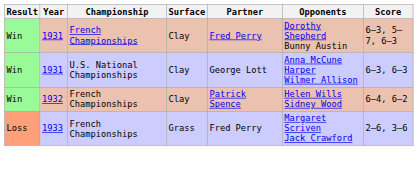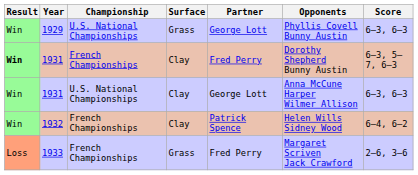+ row: (53, 31)
(14, 36) normal -> (14, 60) bold
